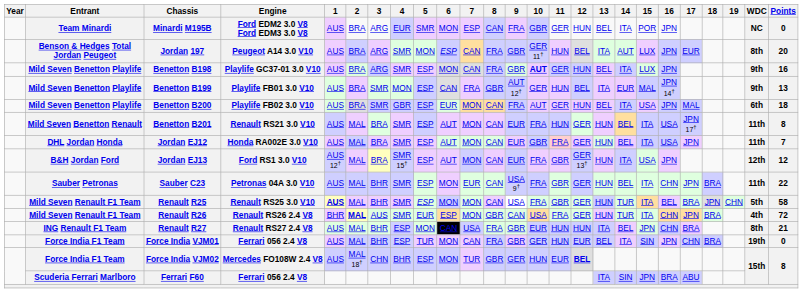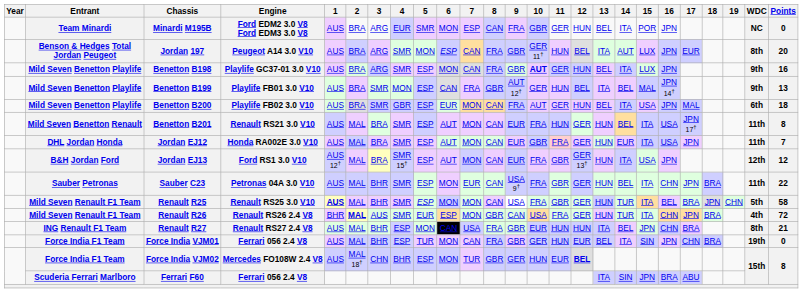(626, 88) EUR -> (626, 88) BEL
(626, 142) BEL -> (626, 142) EUR
